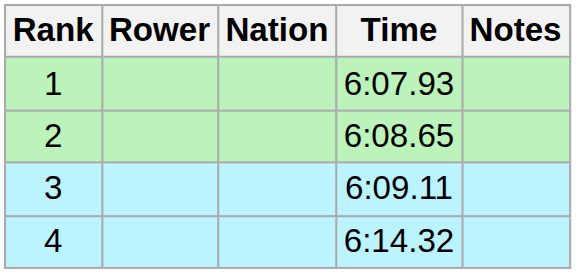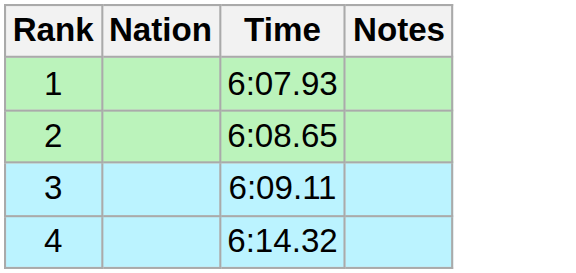- column: (160, 30)
